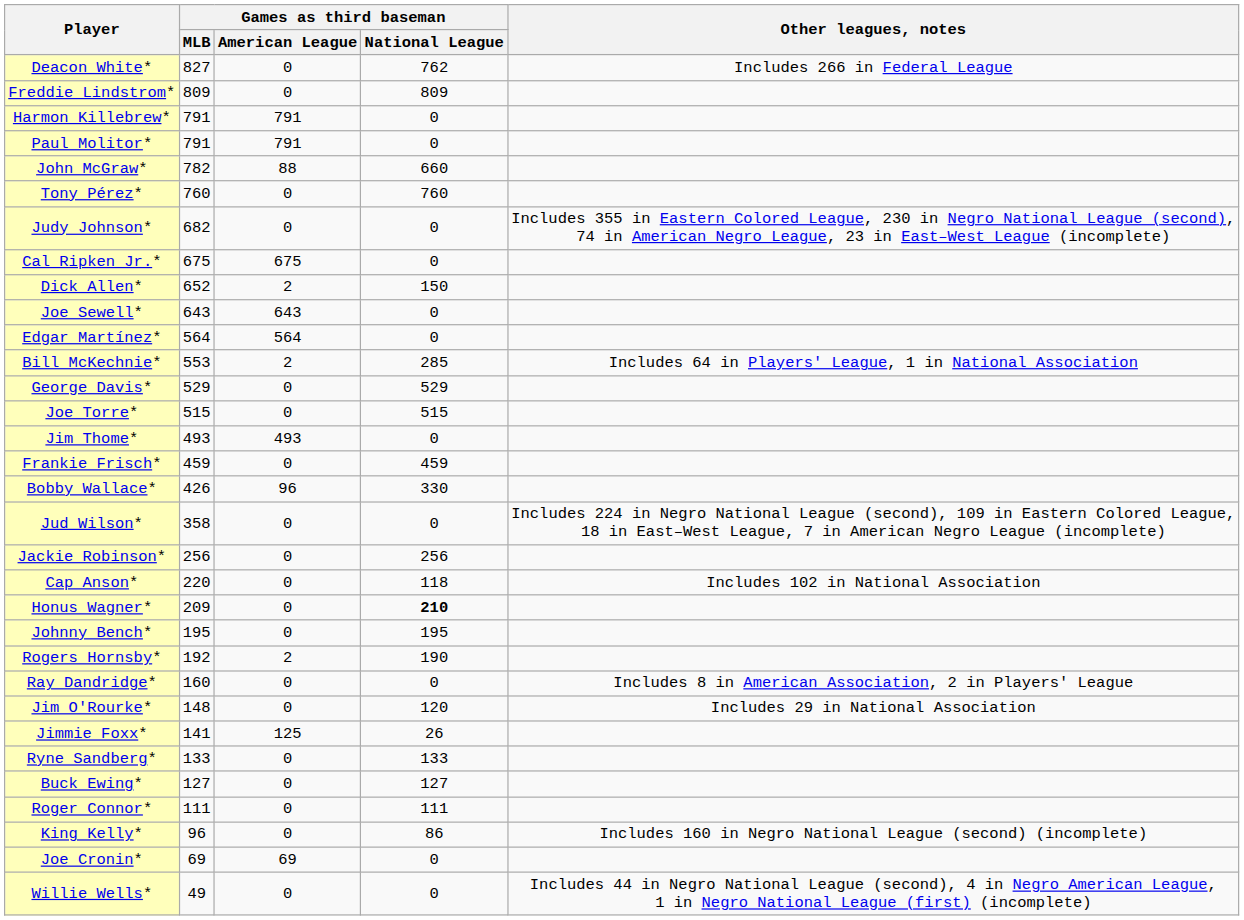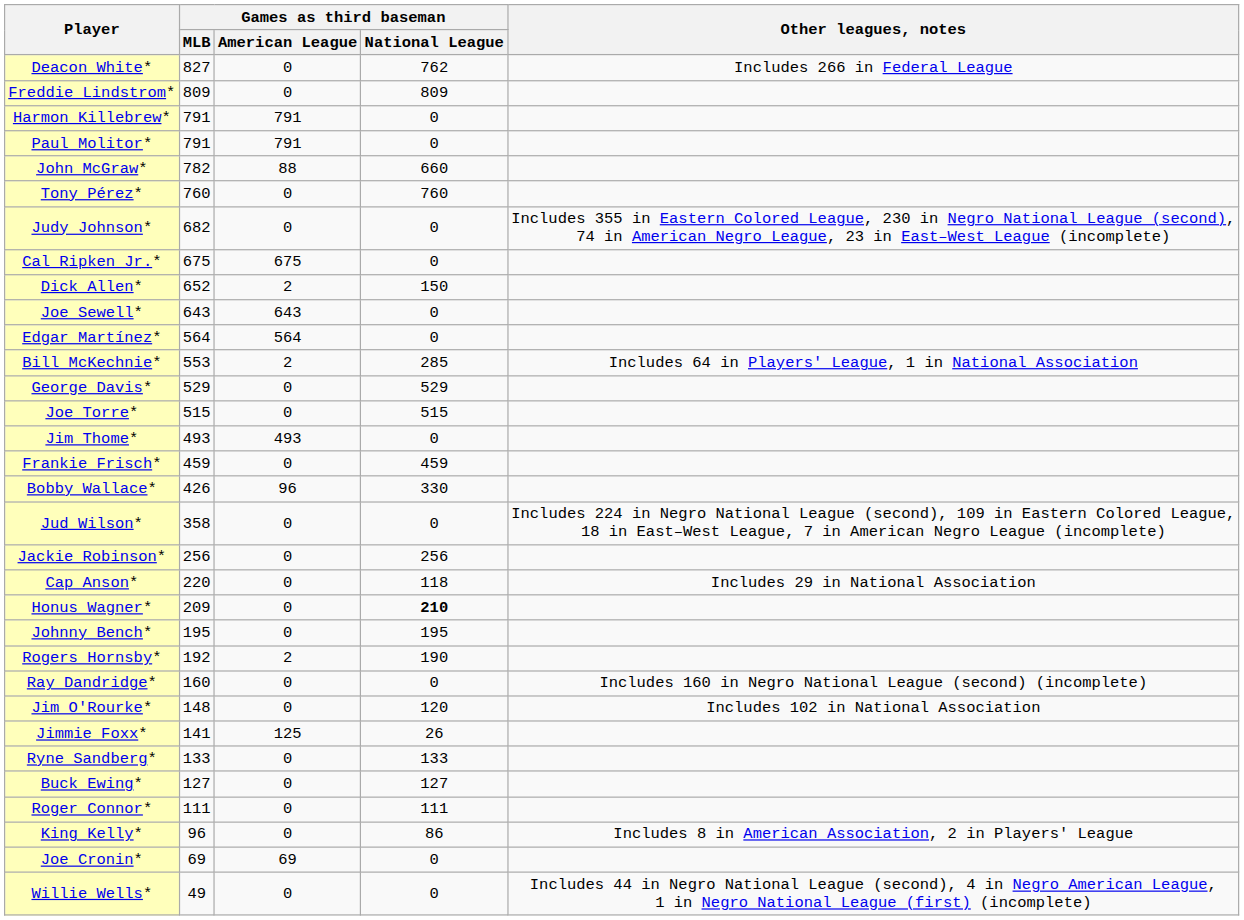(873, 582) Includes 102 in National Association -> (873, 582) Includes 29 in National Association
(873, 683) Includes 8 in American Association, 2 in Players' League -> (873, 683) Includes 160 in Negro National League (second) (incomplete)
(873, 708) Includes 29 in National Association -> (873, 708) Includes 102 in National Association
(873, 835) Includes 160 in Negro National League (second) (incomplete) -> (873, 835) Includes 8 in American Association, 2 in Players' League
